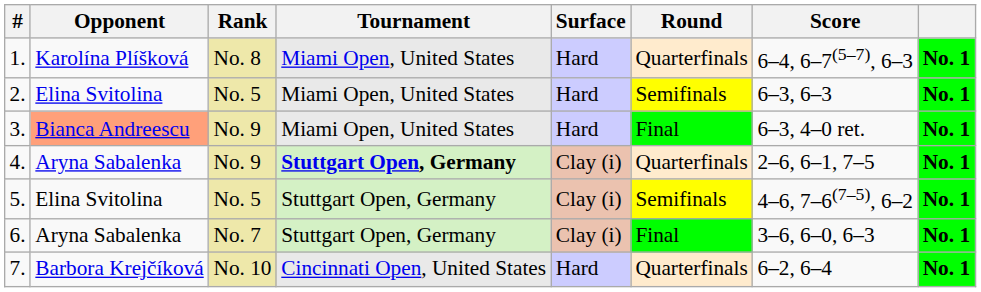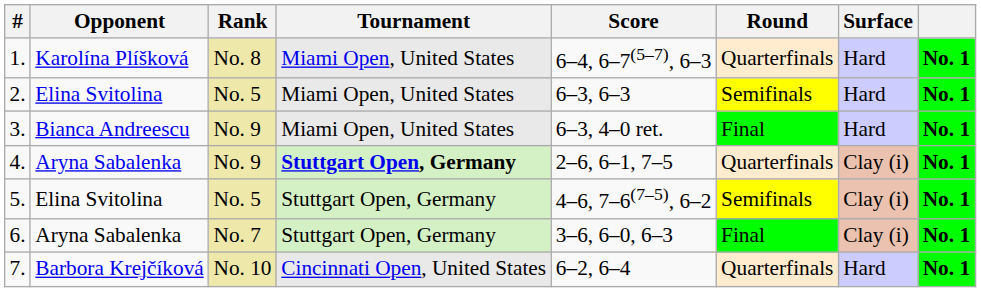columns swapped: (591, 21) <-> (835, 21)
(112, 128) lightsalmon background -> (112, 128) no background
